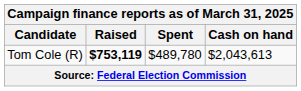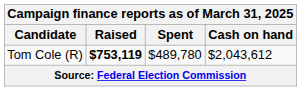(240, 55) $2,043,613 -> (240, 55) $2,043,612
